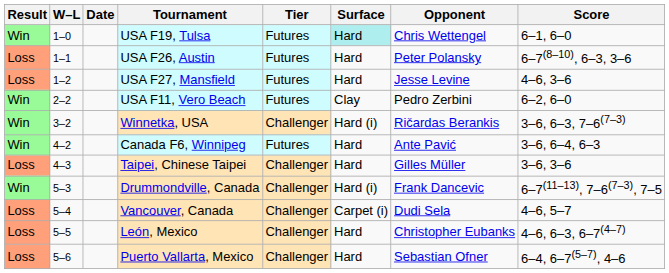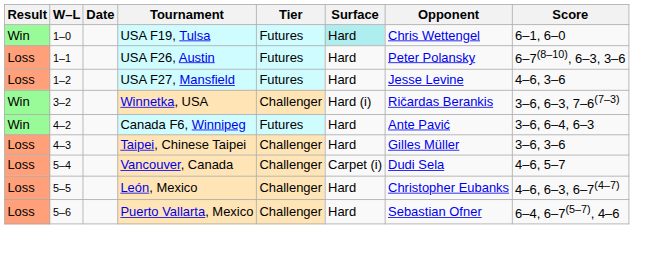- row: (183, 100)
- row: (190, 187)
